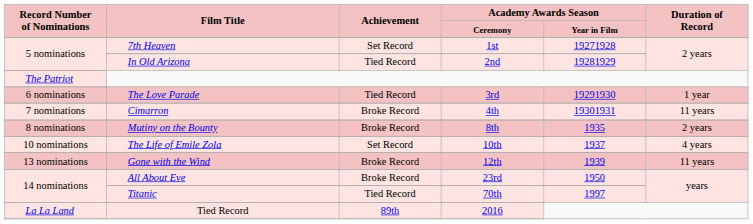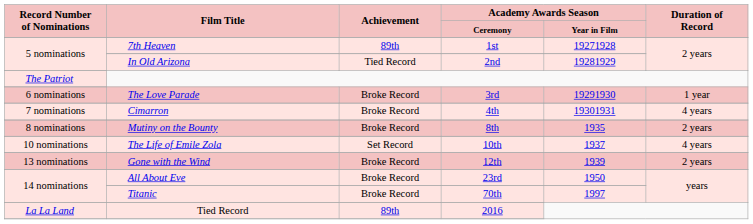(390, 45) Set Record -> (390, 45) 89th
(390, 95) Tied Record -> (390, 95) Broke Record
(697, 111) 11 years -> (697, 111) 4 years
(697, 161) 11 years -> (697, 161) 2 years
(390, 194) Tied Record -> (390, 194) Broke Record
